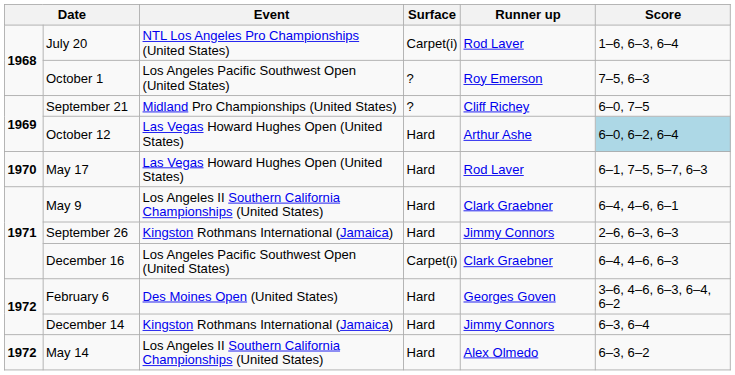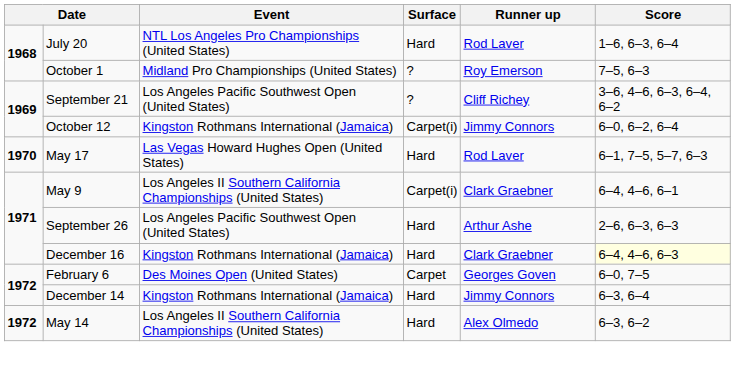(432, 43) Carpet(i) -> (421, 43) Hard
(249, 78) Los Angeles Pacific Southwest Open (United States) -> (270, 71) Midland Pro Championships (United States)
(270, 106) Midland Pro Championships (United States) -> (249, 99) Los Angeles Pacific Southwest Open (United States)
(624, 106) 6–0, 7–5 -> (655, 99) 3–6, 4–6, 6–3, 6–4, 6–2
(262, 134) Las Vegas Howard Hughes Open (United States) -> (268, 127) Kingston Rothmans International (Jamaica)
(421, 134) Hard -> (432, 127) Carpet(i)
(498, 134) Arthur Ashe -> (509, 127) Jimmy Connors
(639, 134) lightblue background -> (639, 127) no background
(421, 205) Hard -> (432, 190) Carpet(i)
(268, 233) Kingston Rothmans International (Jamaica) -> (249, 226) Los Angeles Pacific Southwest Open (United States)
(509, 233) Jimmy Connors -> (498, 226) Arthur Ashe
(249, 261) Los Angeles Pacific Southwest Open (United States) -> (268, 254) Kingston Rothmans International (Jamaica)
(432, 261) Carpet(i) -> (421, 254) Hard
(639, 261) no background -> (639, 254) lightyellow background
(421, 296) Hard -> (426, 274) Carpet
(655, 296) 3–6, 4–6, 6–3, 6–4, 6–2 -> (624, 274) 6–0, 7–5
